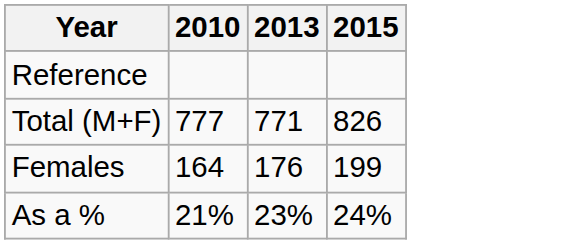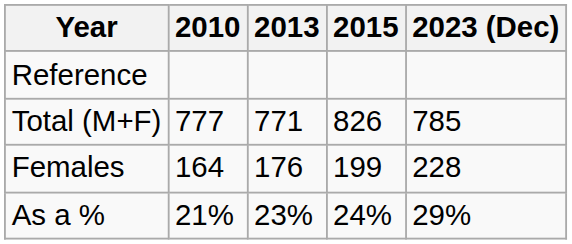+ column: (486, 27)
